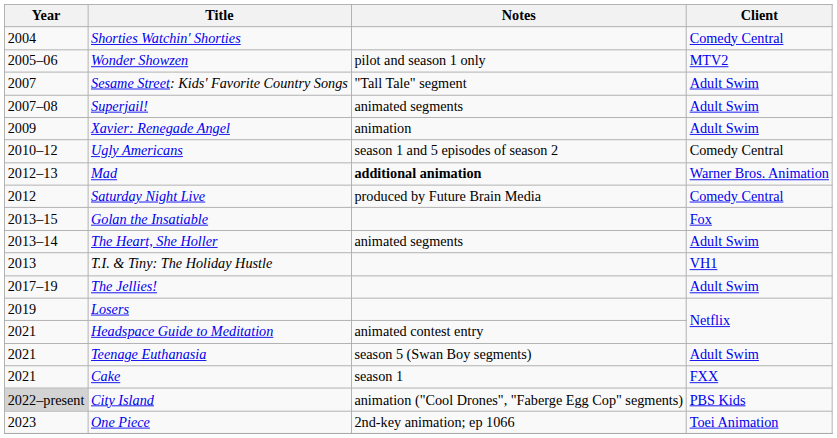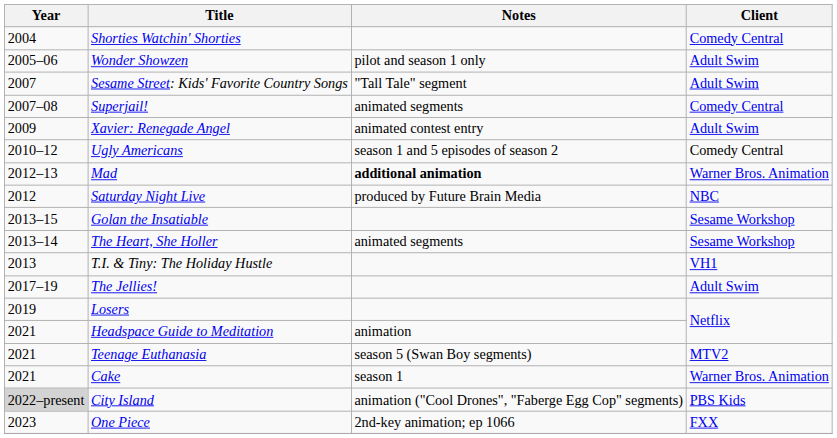(709, 60) MTV2 -> (724, 60) Adult Swim
(724, 106) Adult Swim -> (737, 106) Comedy Central
(383, 128) animation -> (419, 128) animated contest entry
(737, 196) Comedy Central -> (704, 196) NBC
(701, 219) Fox -> (742, 219) Sesame Workshop
(724, 241) Adult Swim -> (742, 241) Sesame Workshop
(419, 331) animated contest entry -> (383, 331) animation
(724, 354) Adult Swim -> (709, 354) MTV2
(704, 377) FXX -> (759, 377) Warner Bros. Animation
(734, 422) Toei Animation -> (704, 422) FXX
